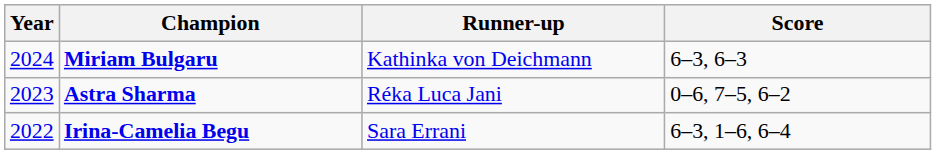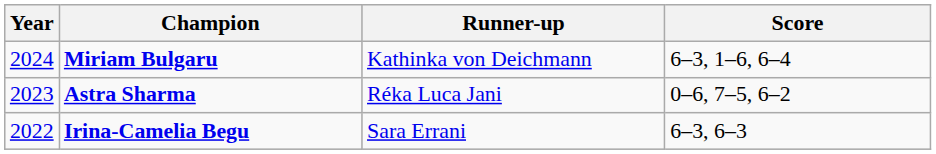(709, 59) 6–3, 6–3 -> (730, 59) 6–3, 1–6, 6–4
(730, 131) 6–3, 1–6, 6–4 -> (709, 131) 6–3, 6–3
